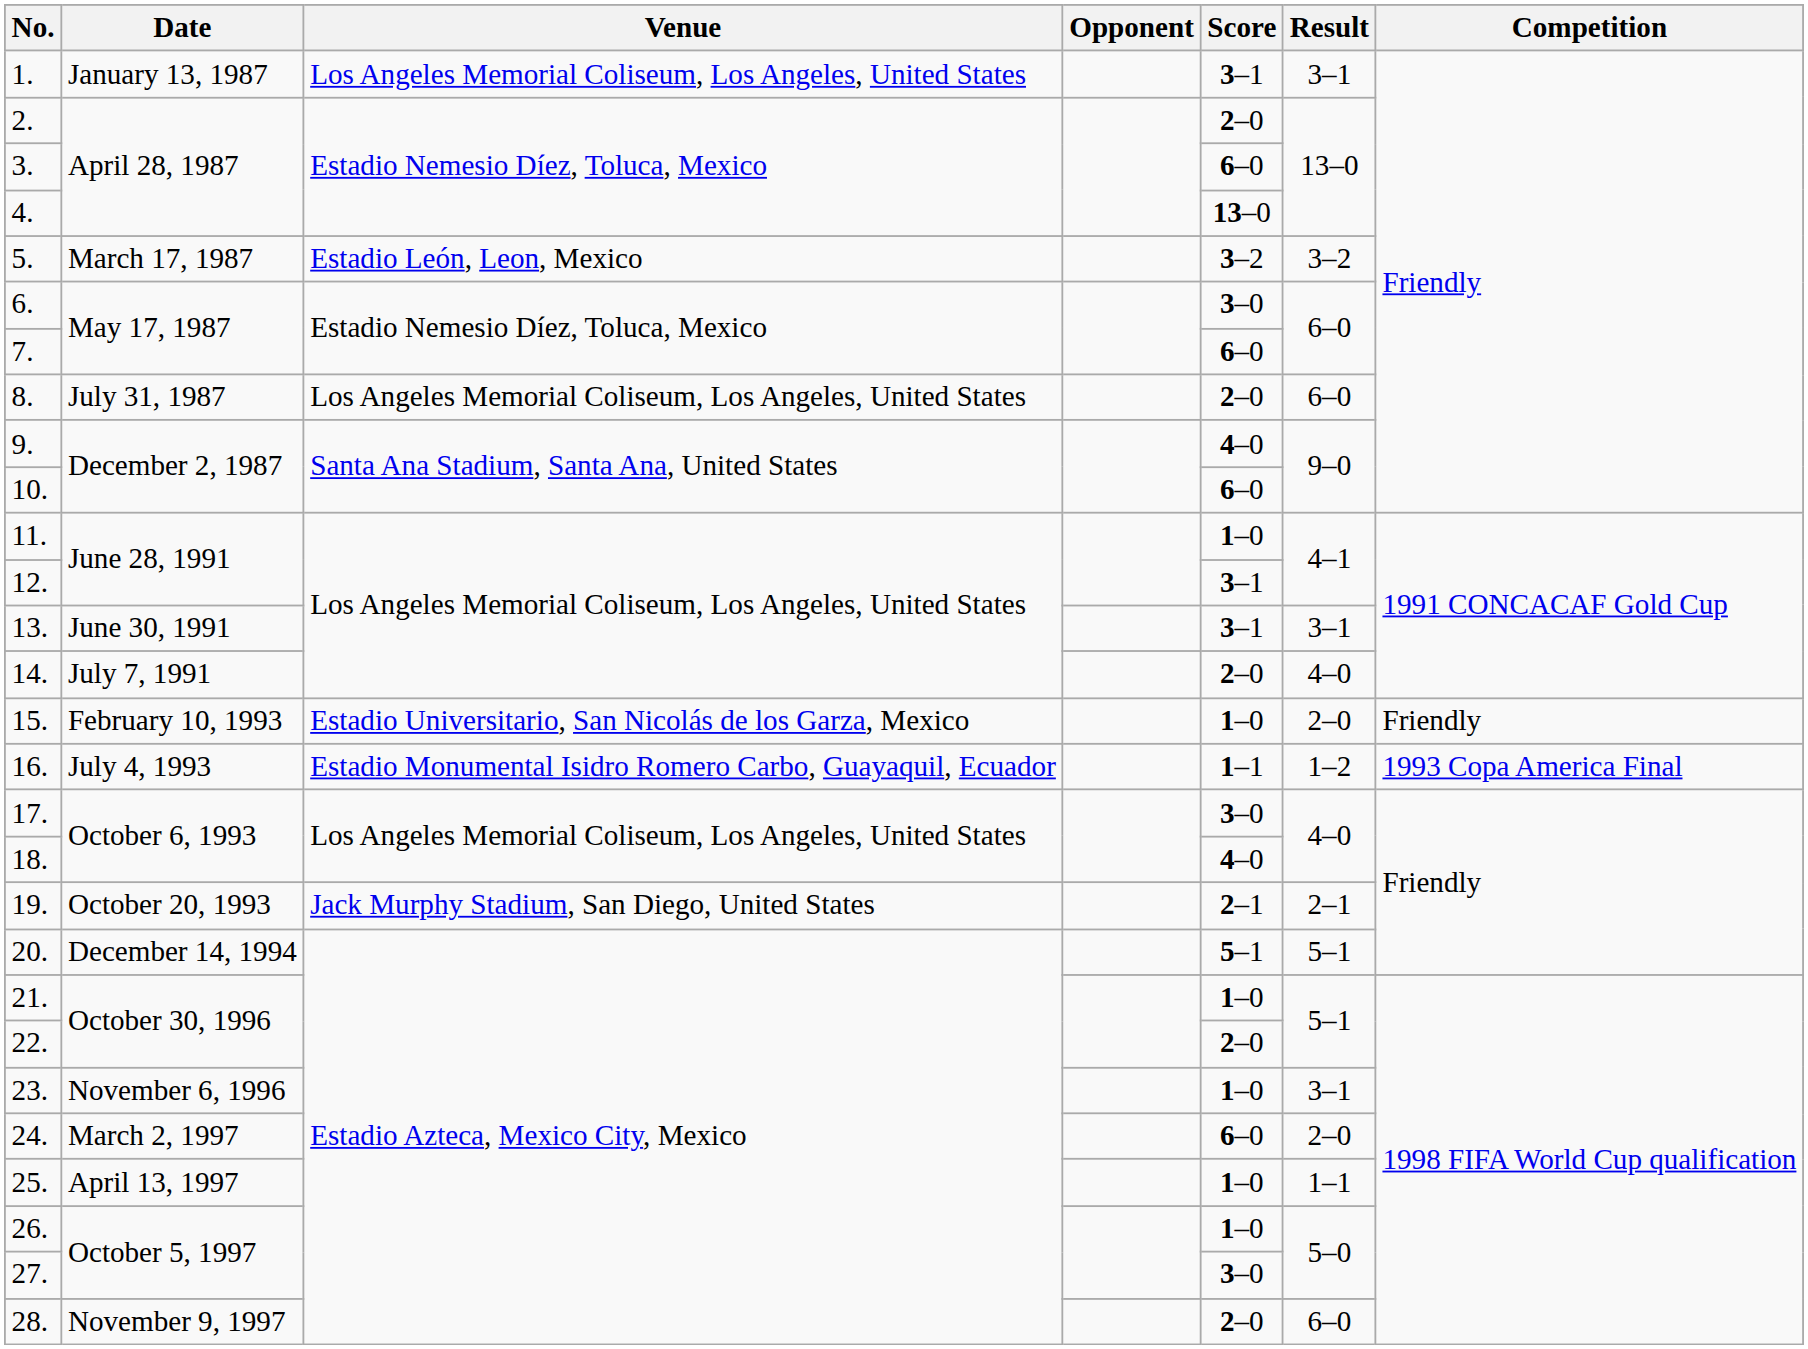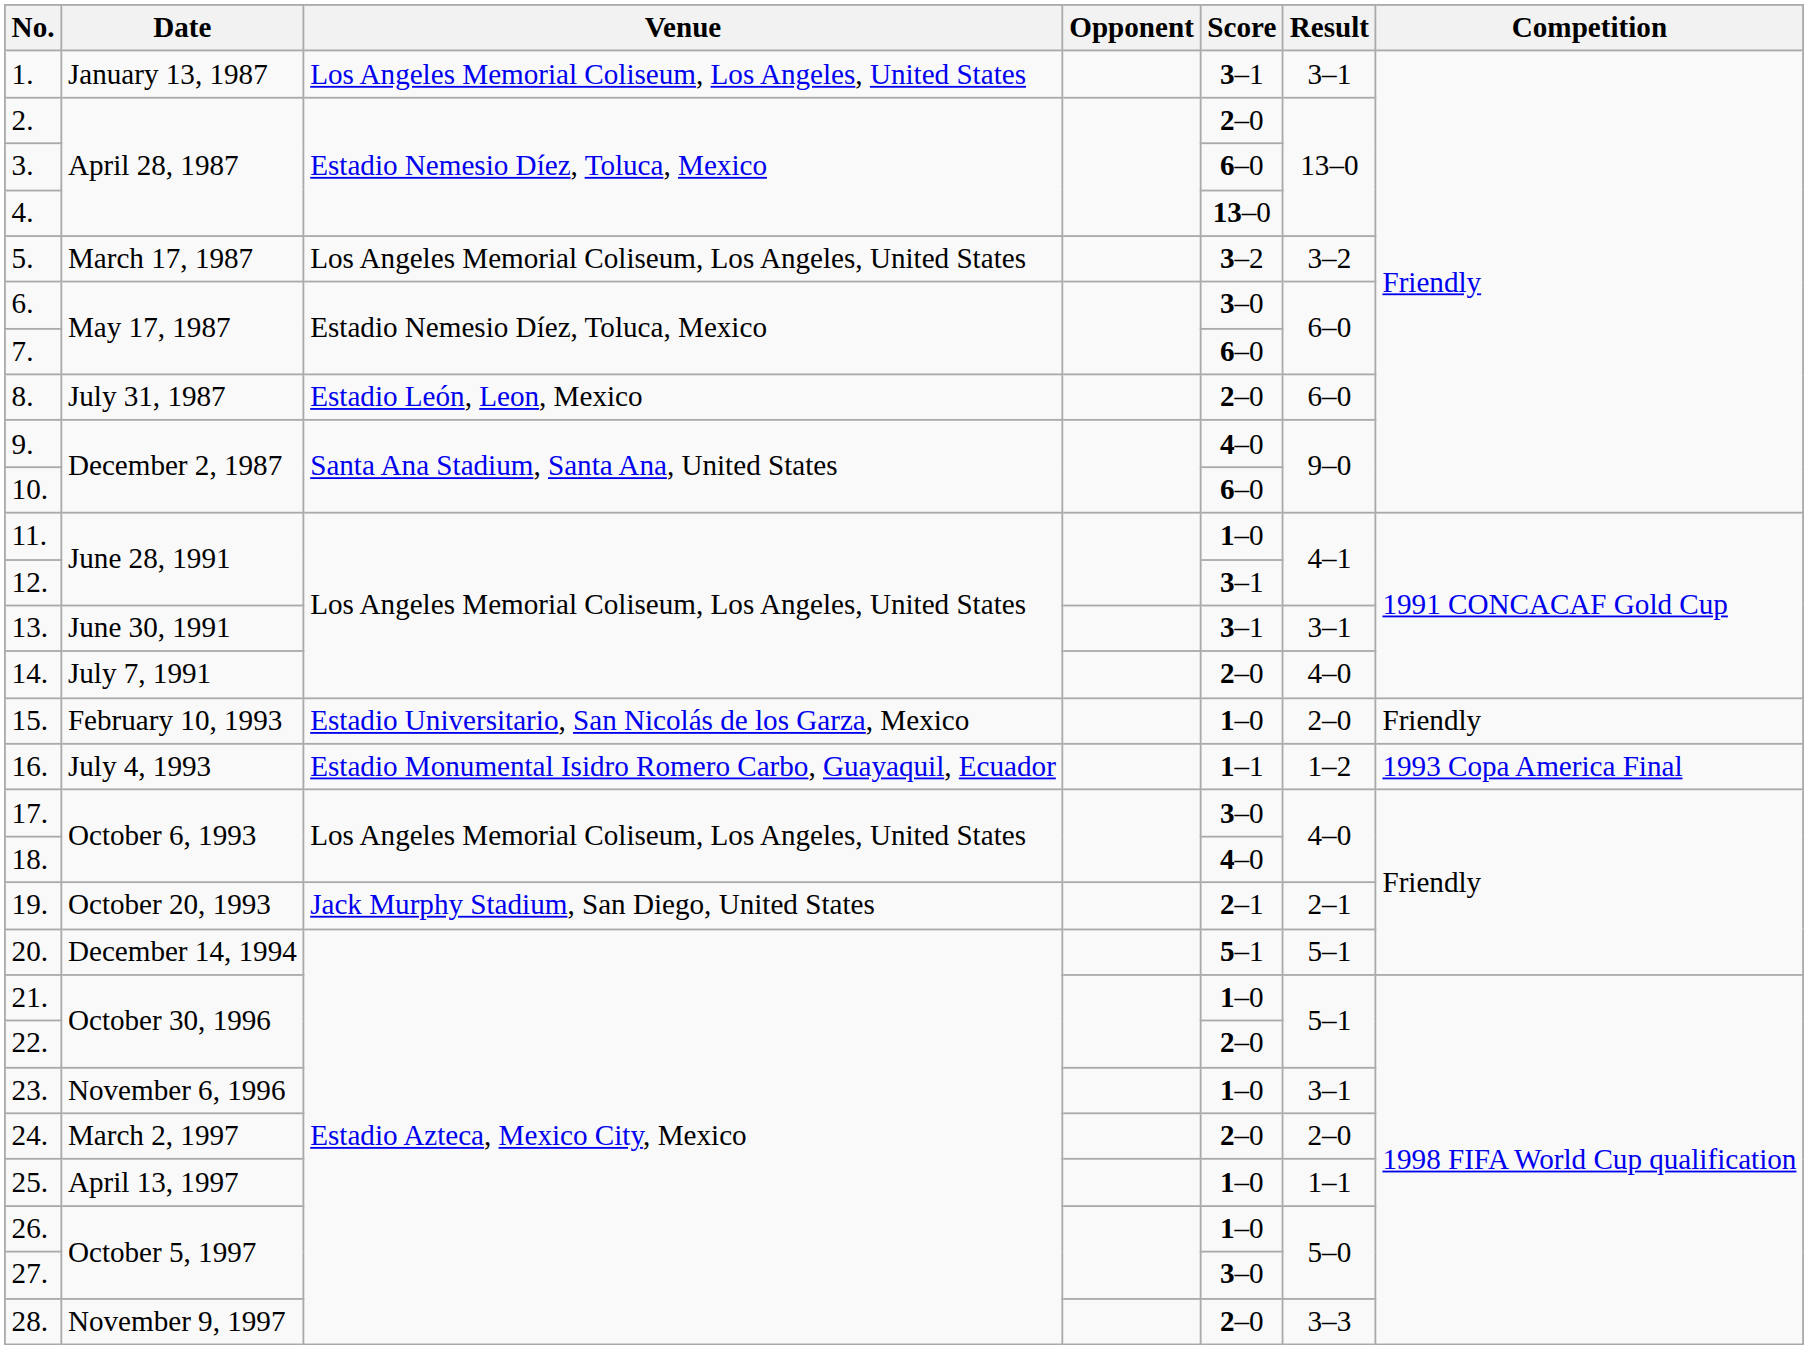(476, 258) Estadio León, Leon, Mexico -> (668, 258) Los Angeles Memorial Coliseum, Los Angeles, United States
(668, 397) Los Angeles Memorial Coliseum, Los Angeles, United States -> (476, 397) Estadio León, Leon, Mexico
(1242, 1135) 6–0 -> (1242, 1135) 2–0
(1329, 1320) 6–0 -> (1329, 1320) 3–3
